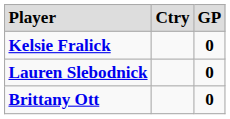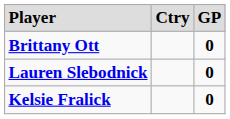rows swapped: (54, 99) <-> (60, 45)
